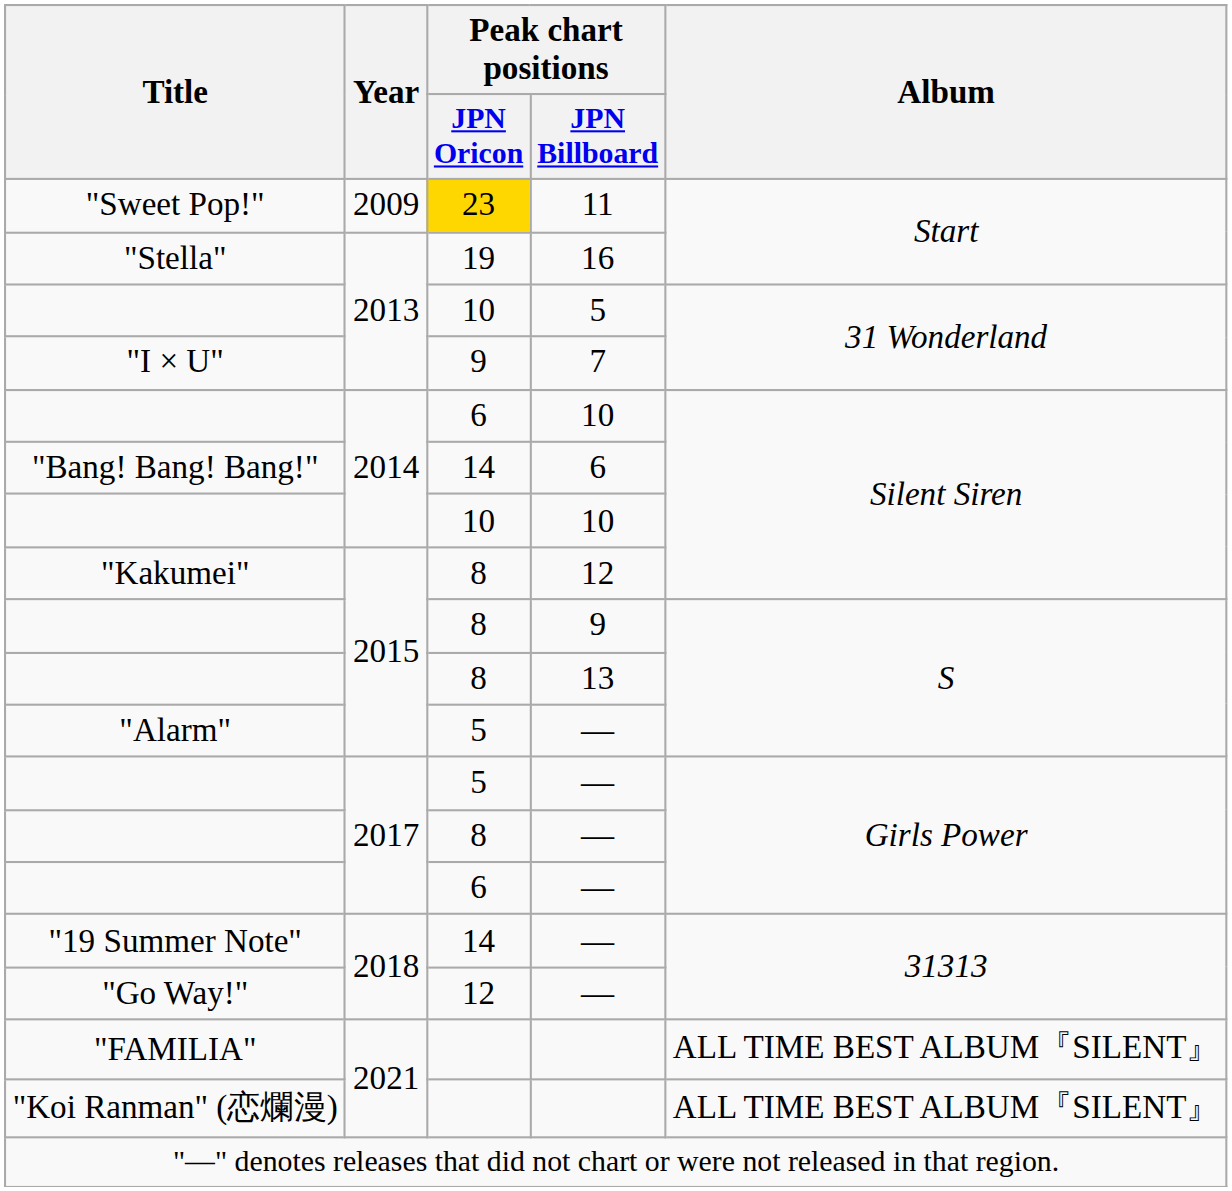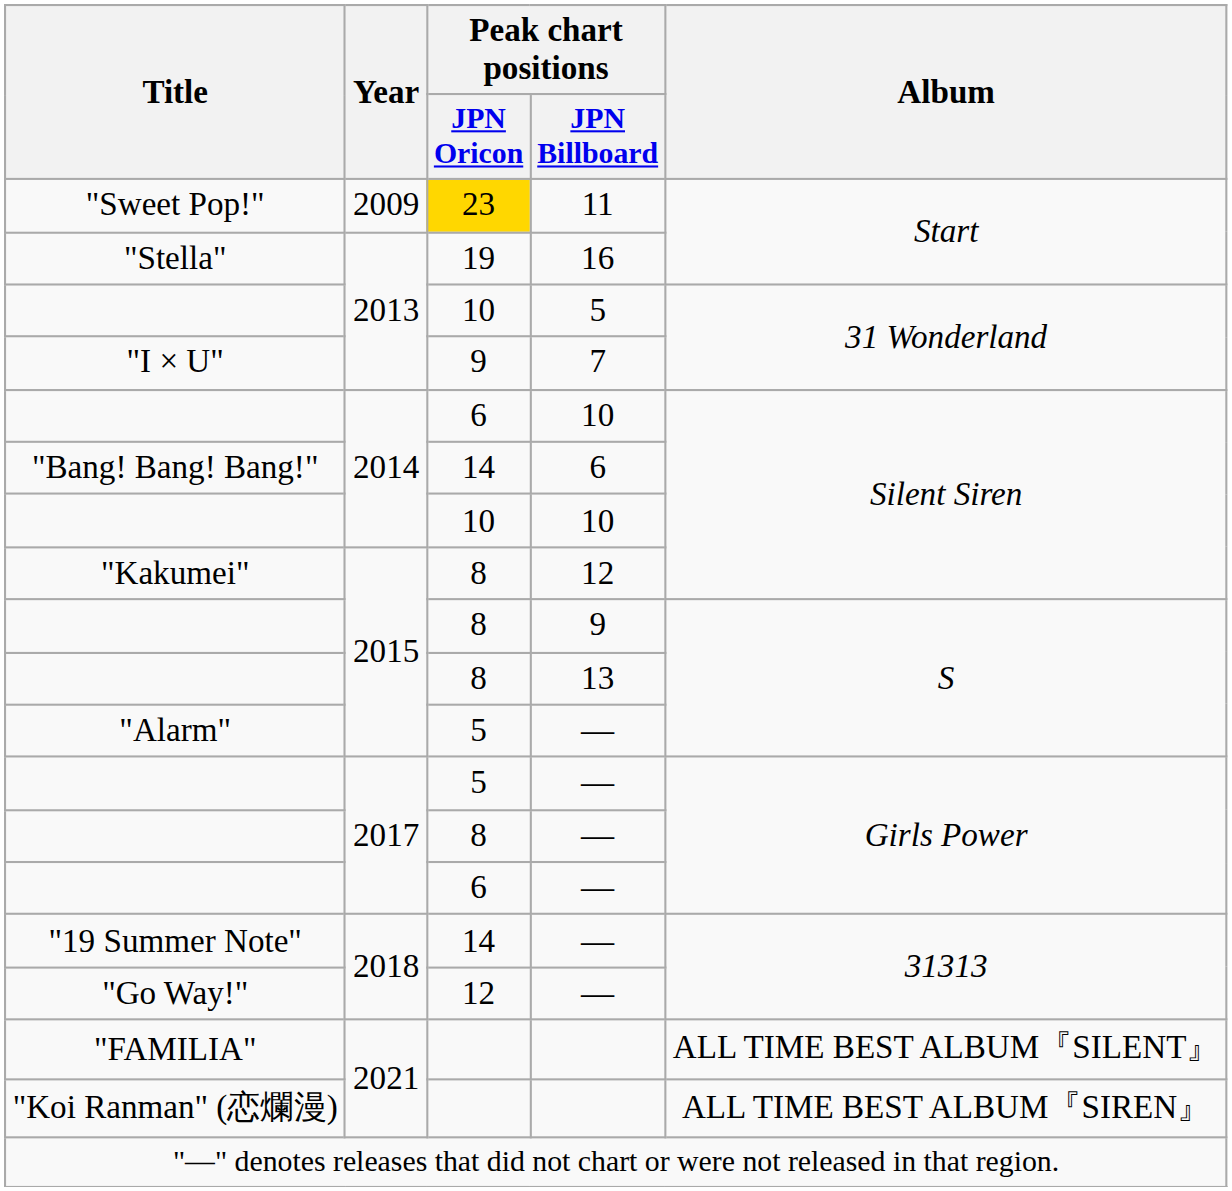(946, 1106) ALL TIME BEST ALBUM『SILENT』 -> (946, 1106) ALL TIME BEST ALBUM『SIREN』
